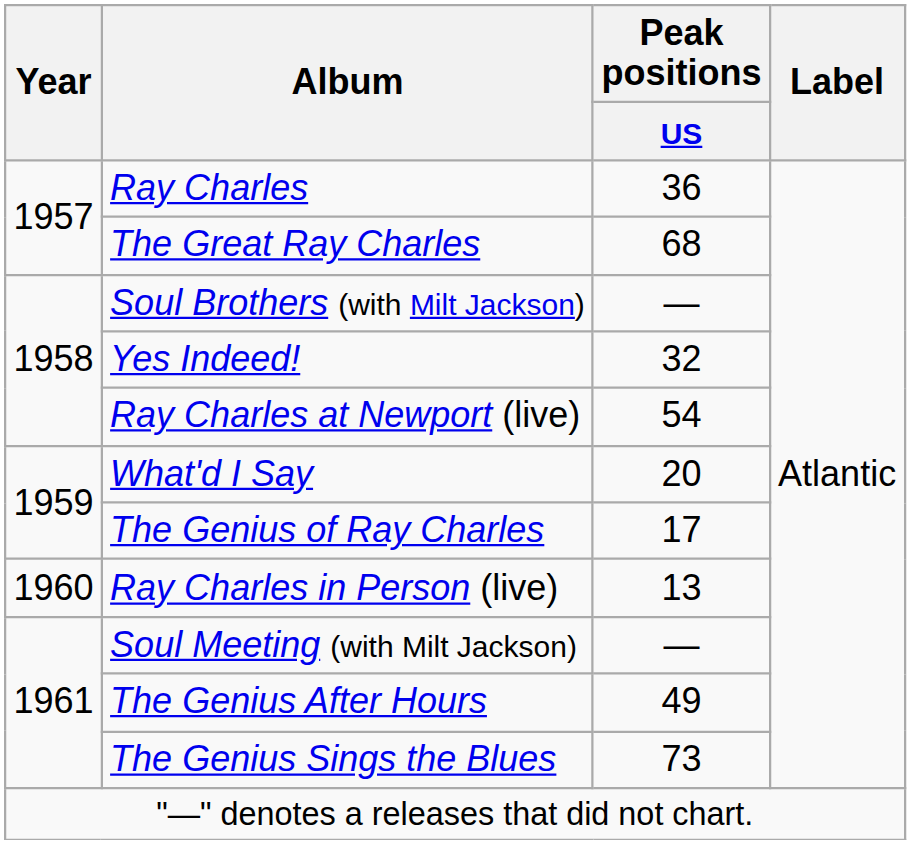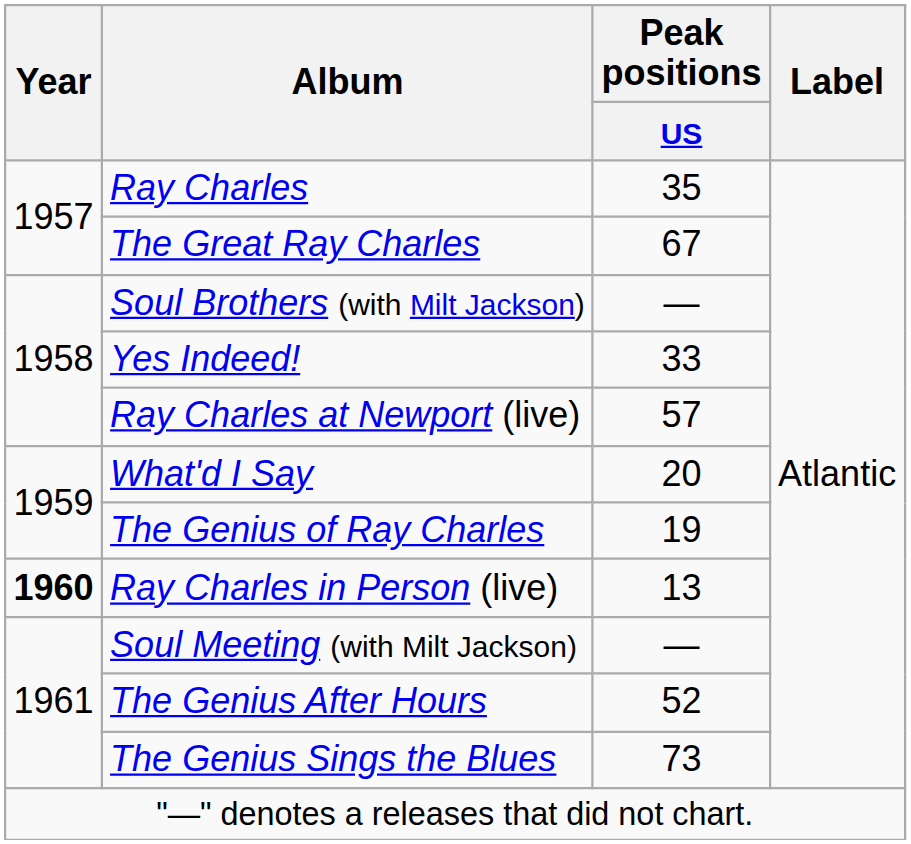(681, 187) 36 -> (681, 187) 35
(681, 244) 68 -> (681, 244) 67
(681, 359) 32 -> (681, 359) 33
(681, 416) 54 -> (681, 416) 57
(681, 530) 17 -> (681, 530) 19
(53, 587) normal -> (53, 587) bold
(681, 701) 49 -> (681, 701) 52
